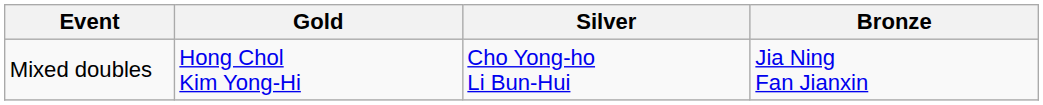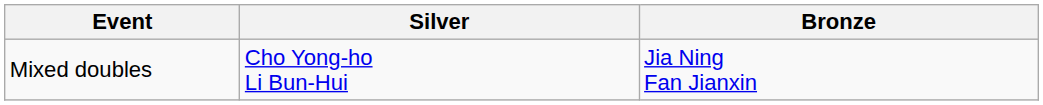- column: (318, 22)
